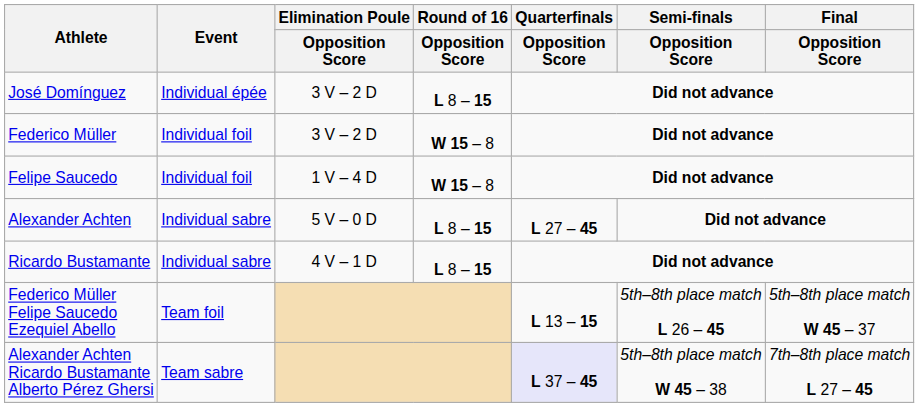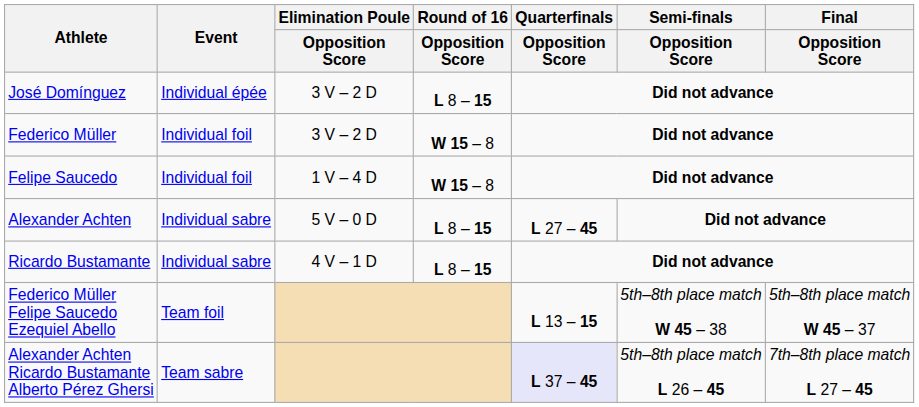(691, 313) 5th–8th place match L 26 – 45 -> (691, 313) 5th–8th place match W 45 – 38
(691, 373) 5th–8th place match W 45 – 38 -> (691, 373) 5th–8th place match L 26 – 45
